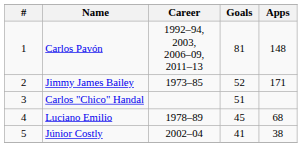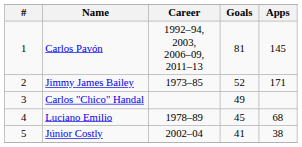(278, 48) 148 -> (278, 48) 145
(239, 100) 51 -> (239, 100) 49
